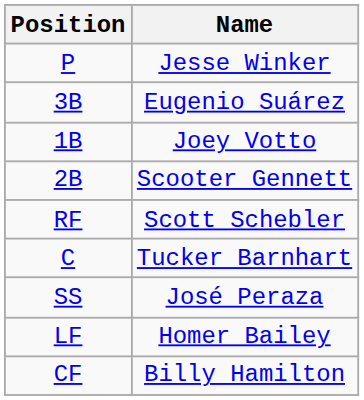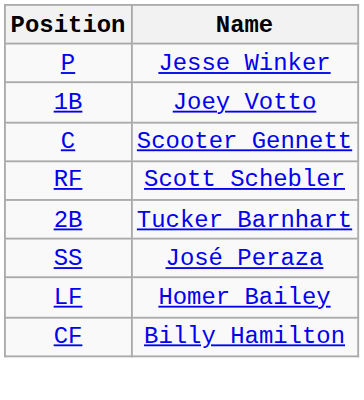- row: (245, 102)
(68, 180) 2B -> (68, 141) C
(68, 258) C -> (68, 219) 2B
